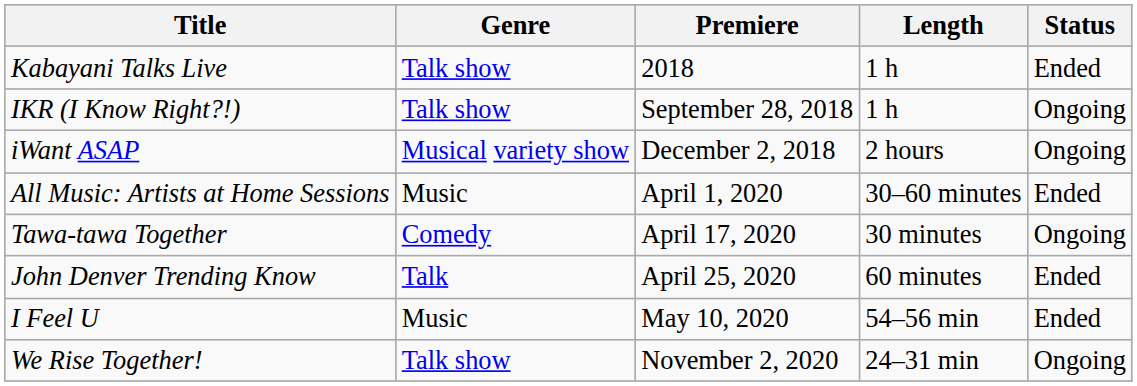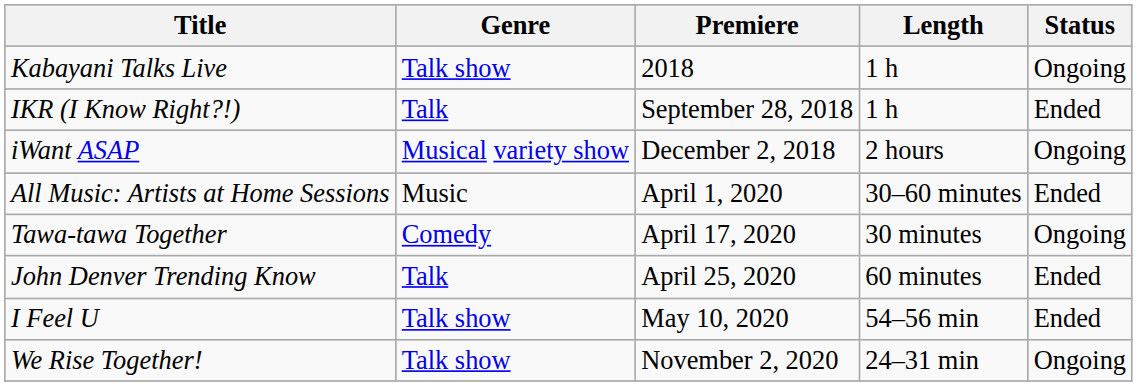(1067, 67) Ended -> (1080, 67) Ongoing
(456, 109) Talk show -> (425, 109) Talk
(1080, 109) Ongoing -> (1067, 109) Ended
(435, 318) Music -> (456, 318) Talk show
